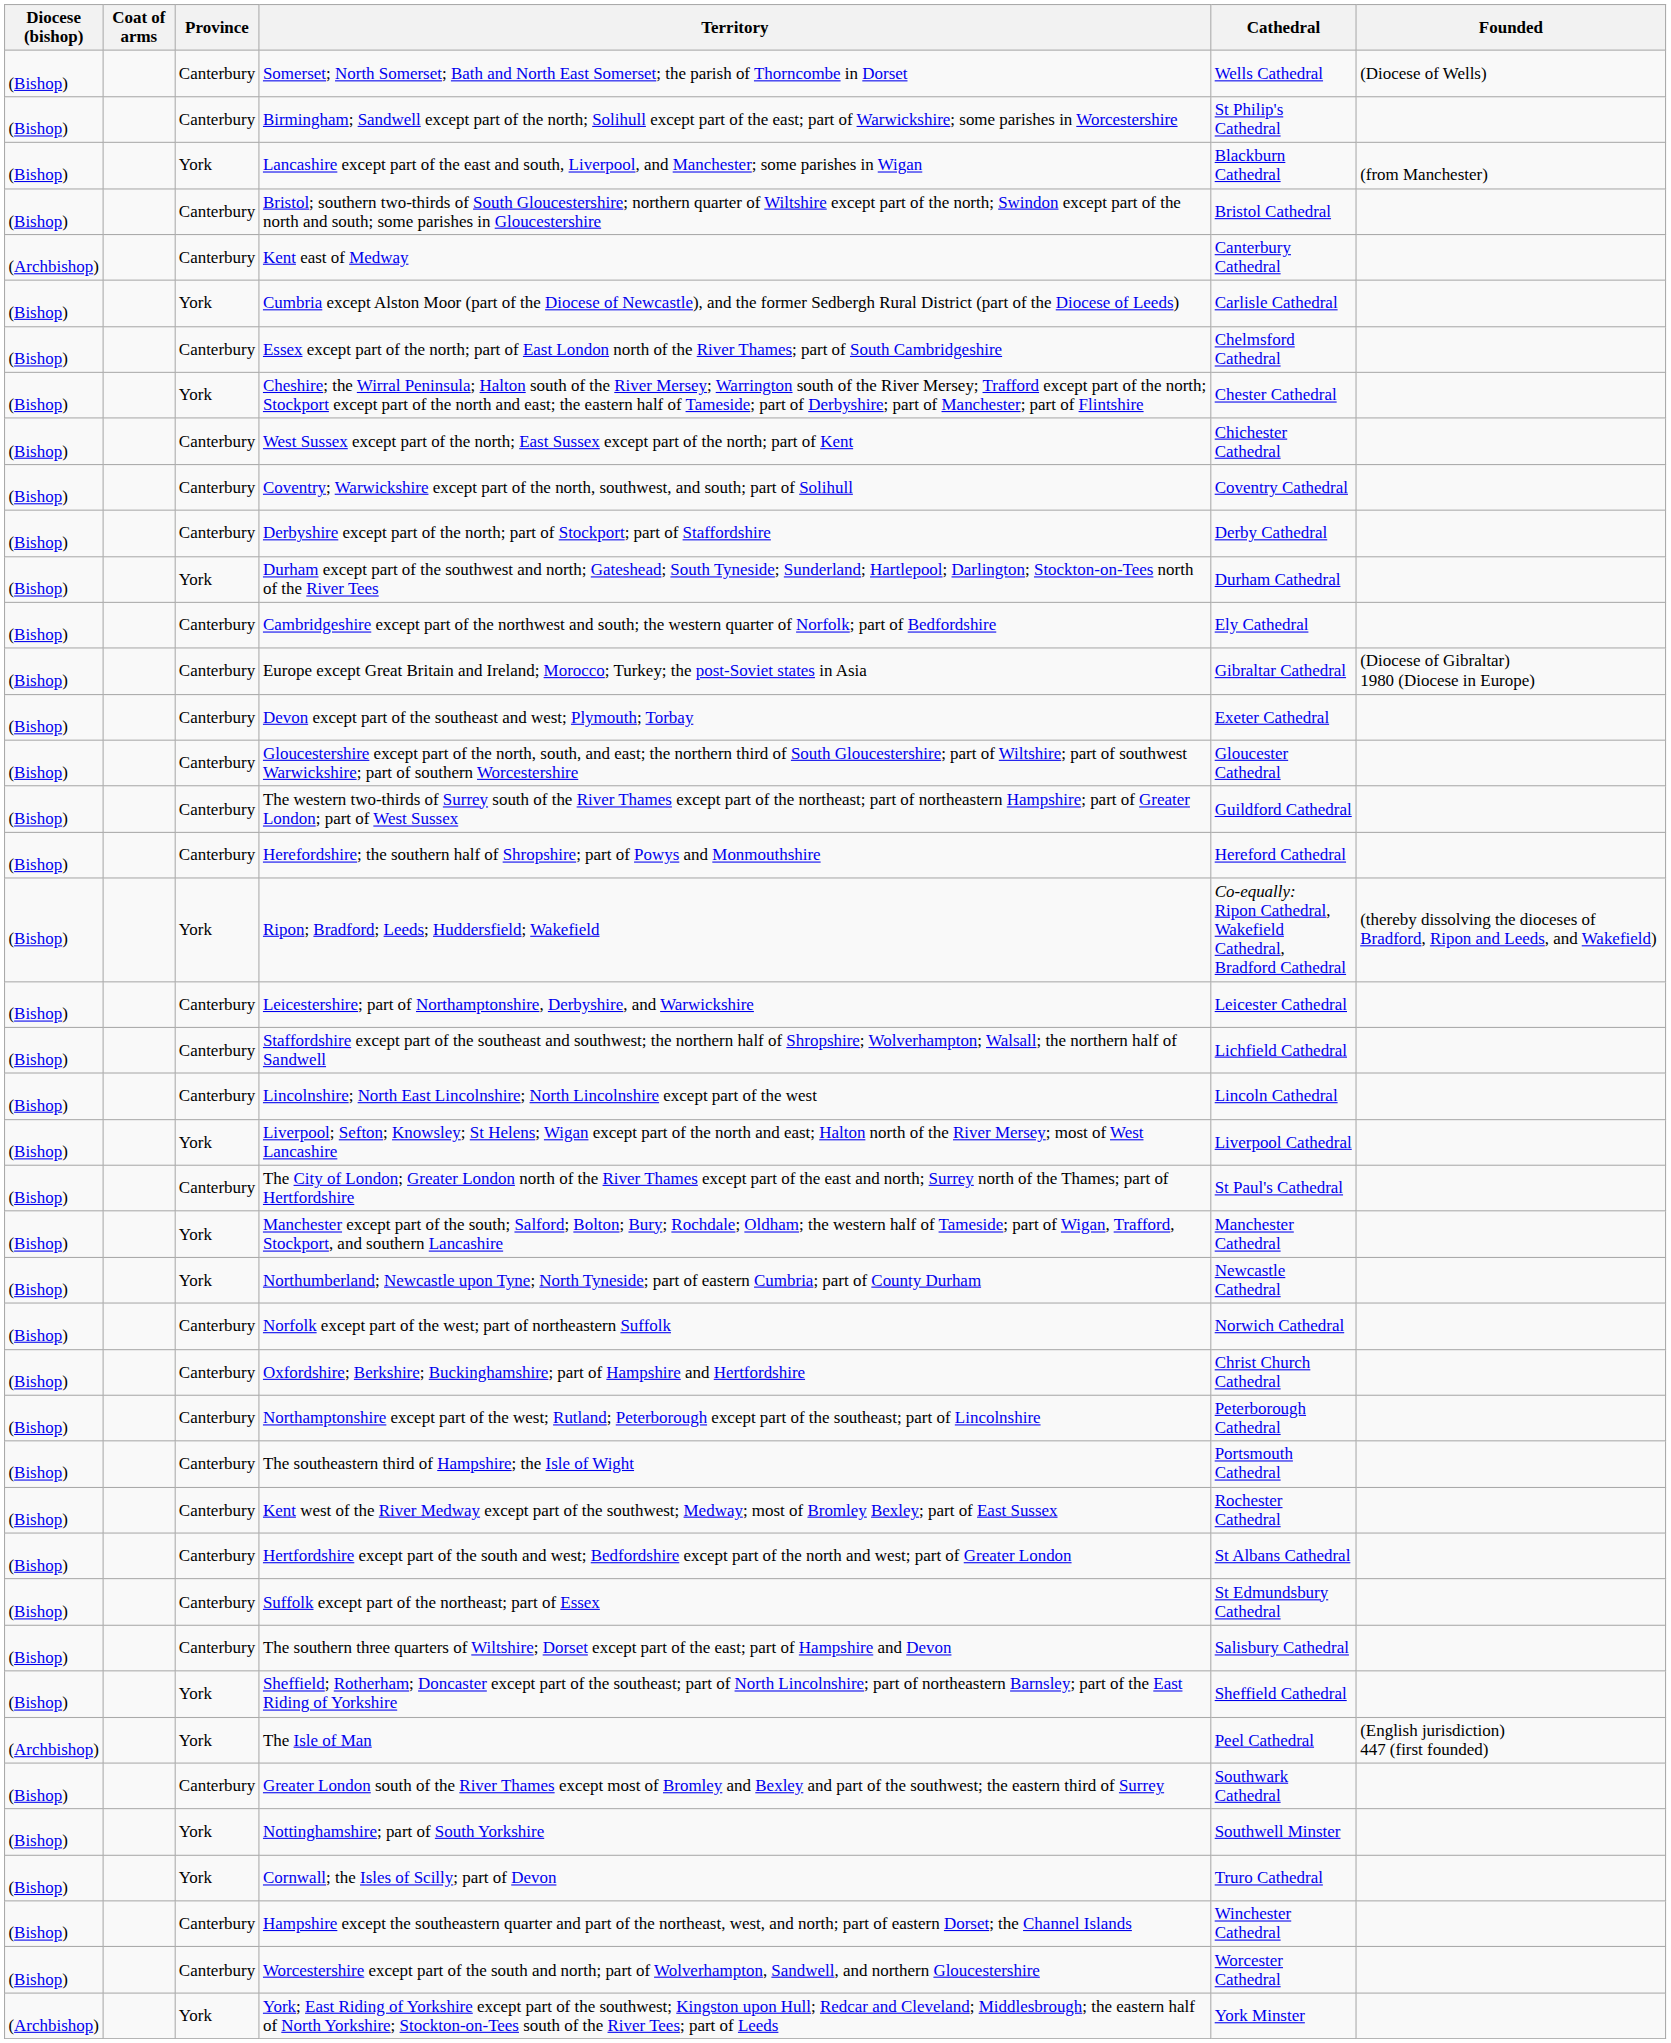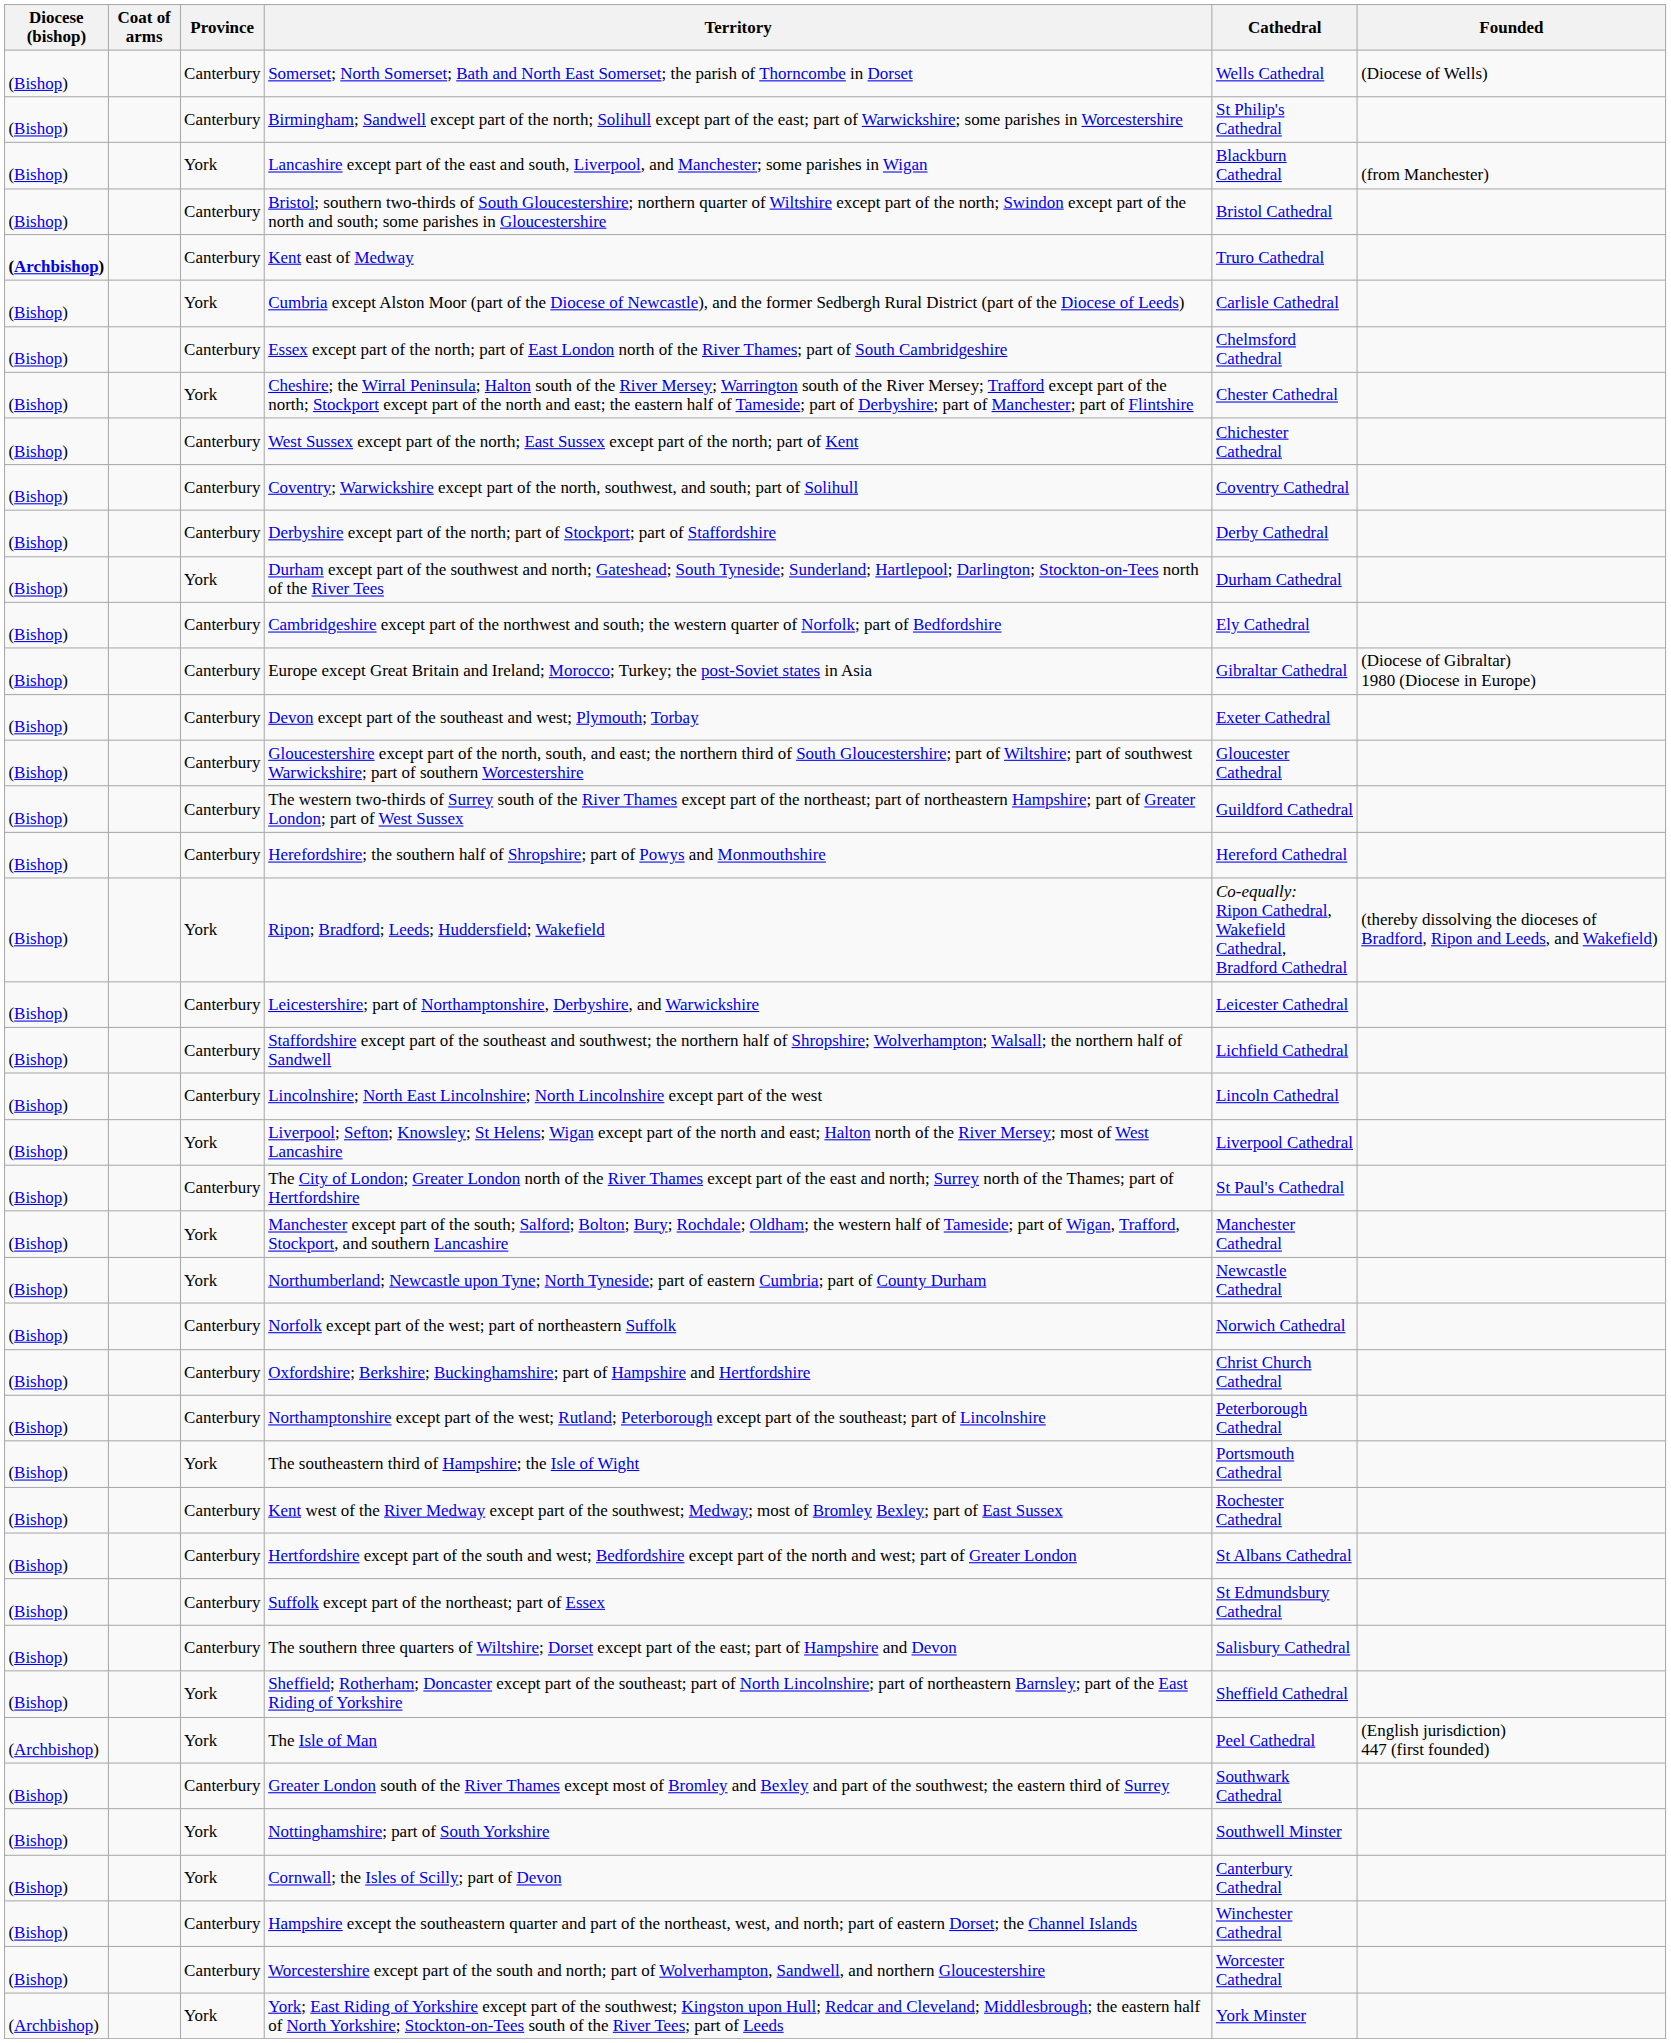(54, 266) normal -> (56, 266) bold
(1253, 257) Canterbury Cathedral -> (1270, 257) Truro Cathedral
(217, 1464) Canterbury -> (201, 1464) York
(1269, 1877) Truro Cathedral -> (1254, 1877) Canterbury Cathedral
